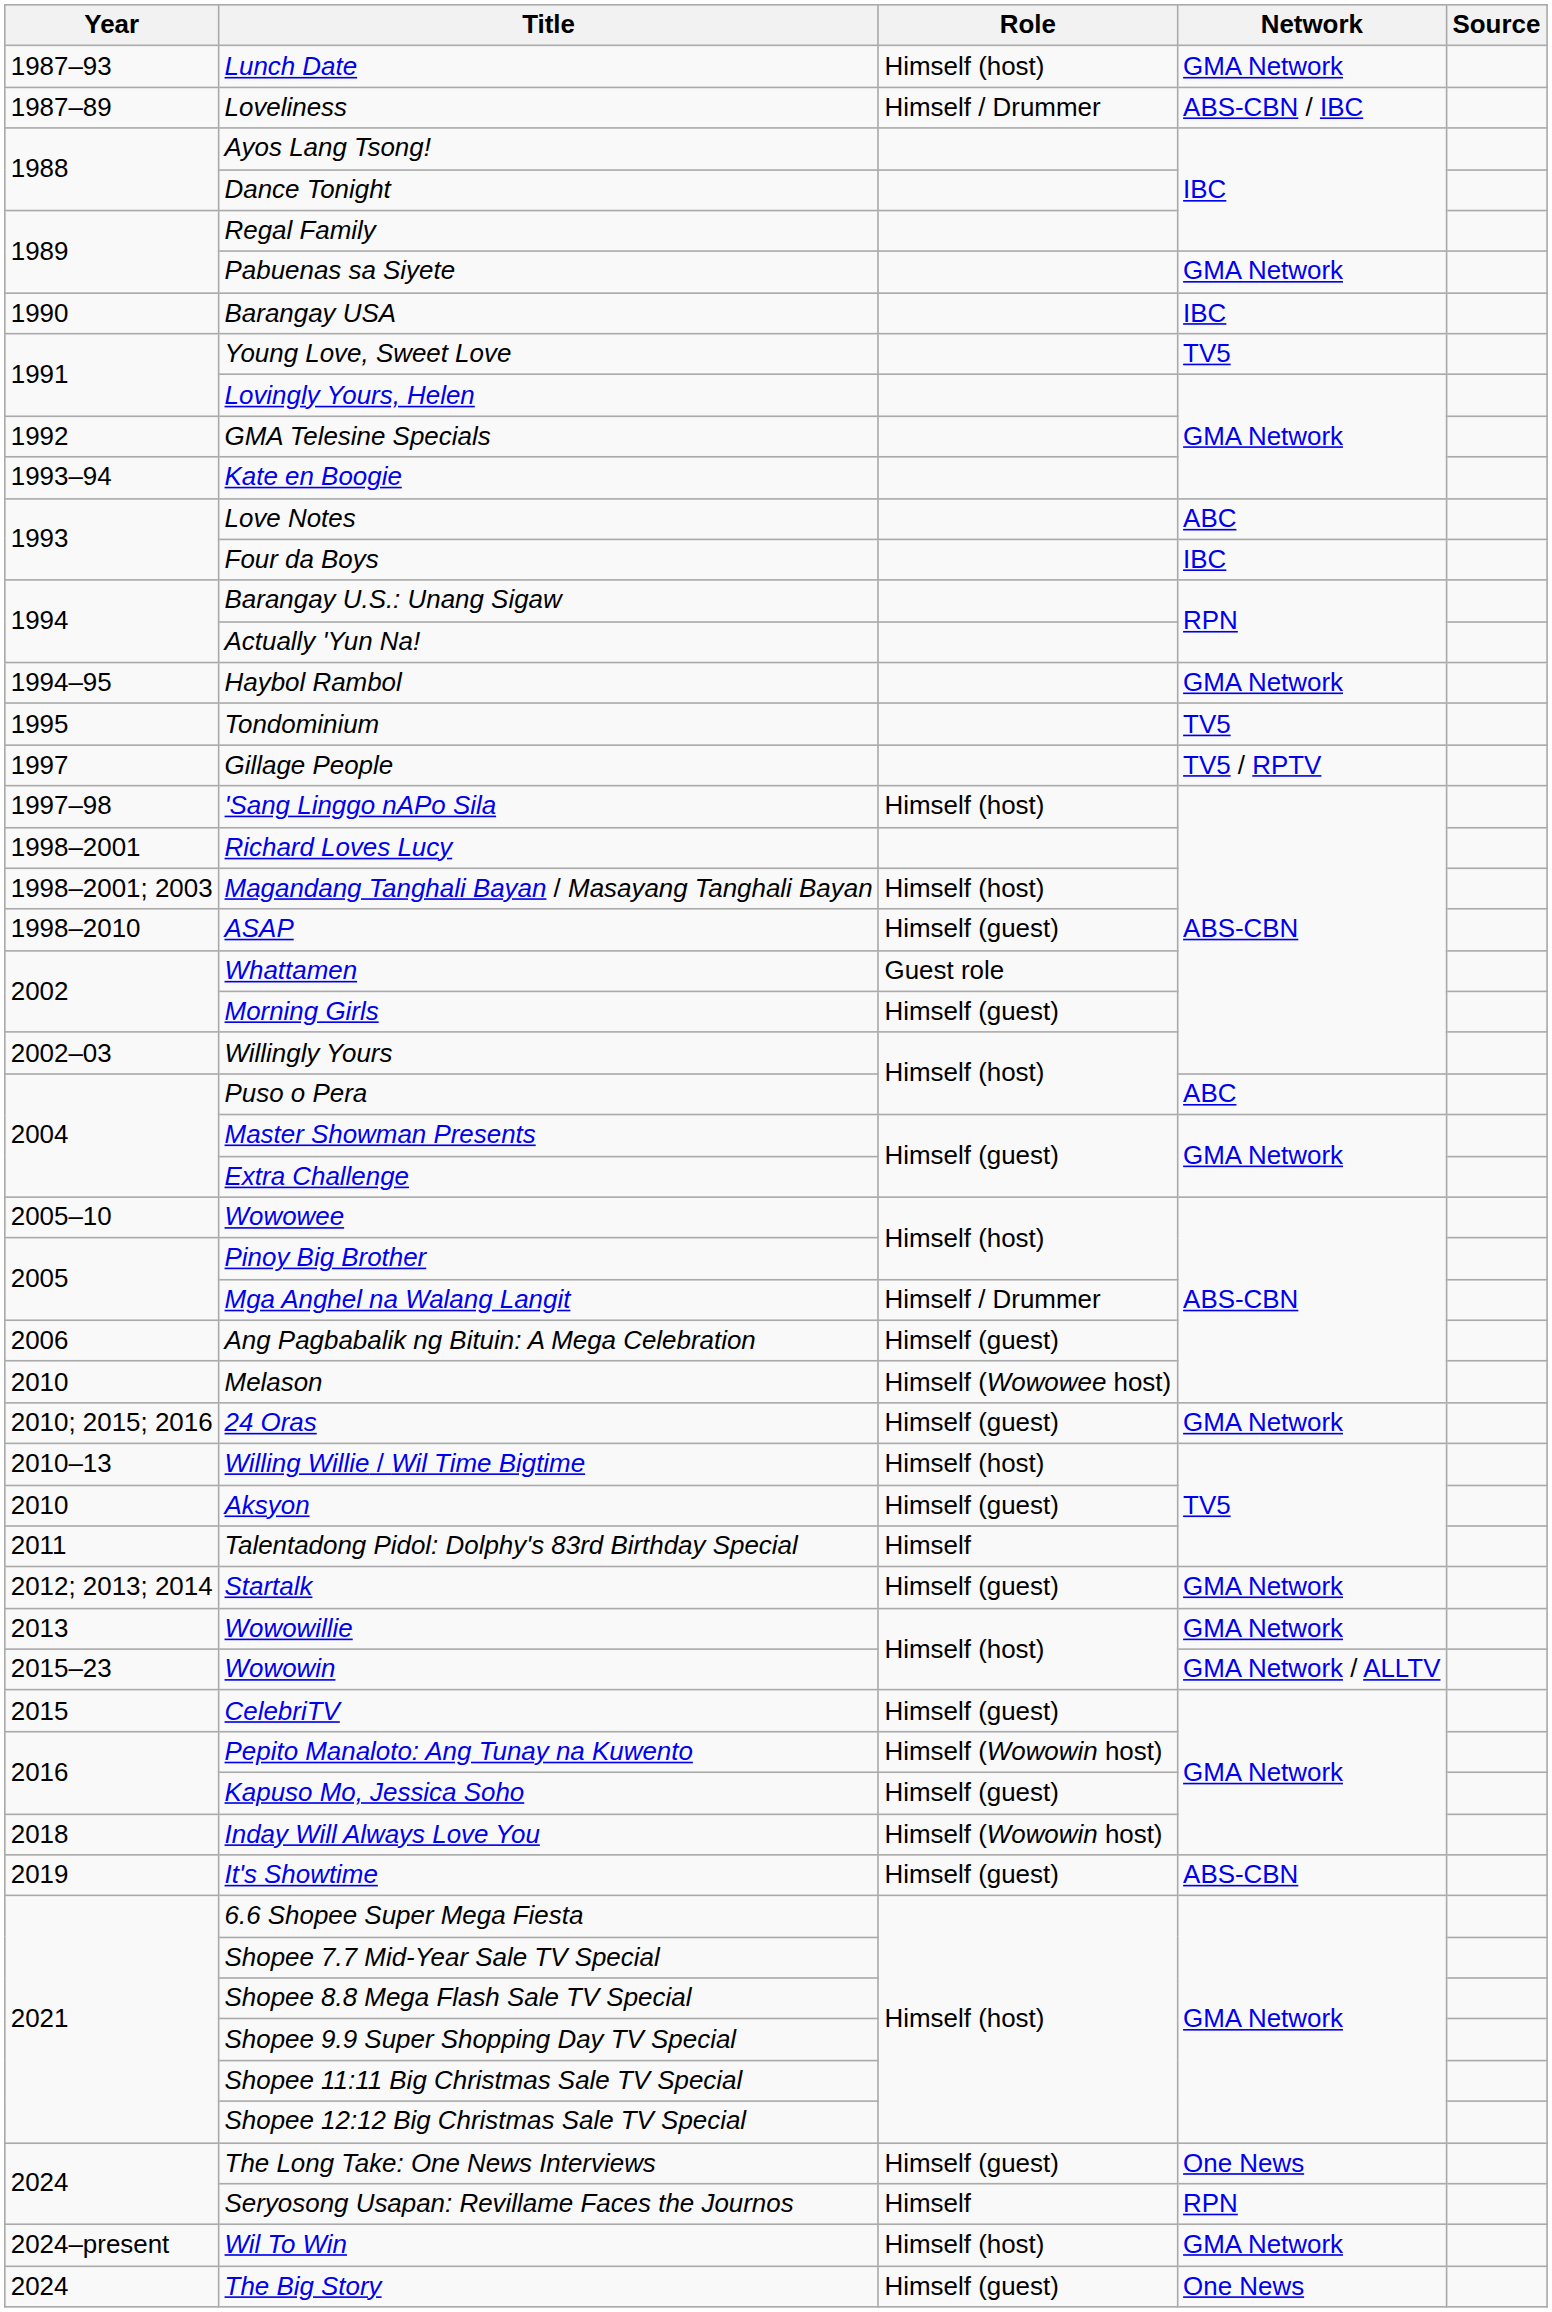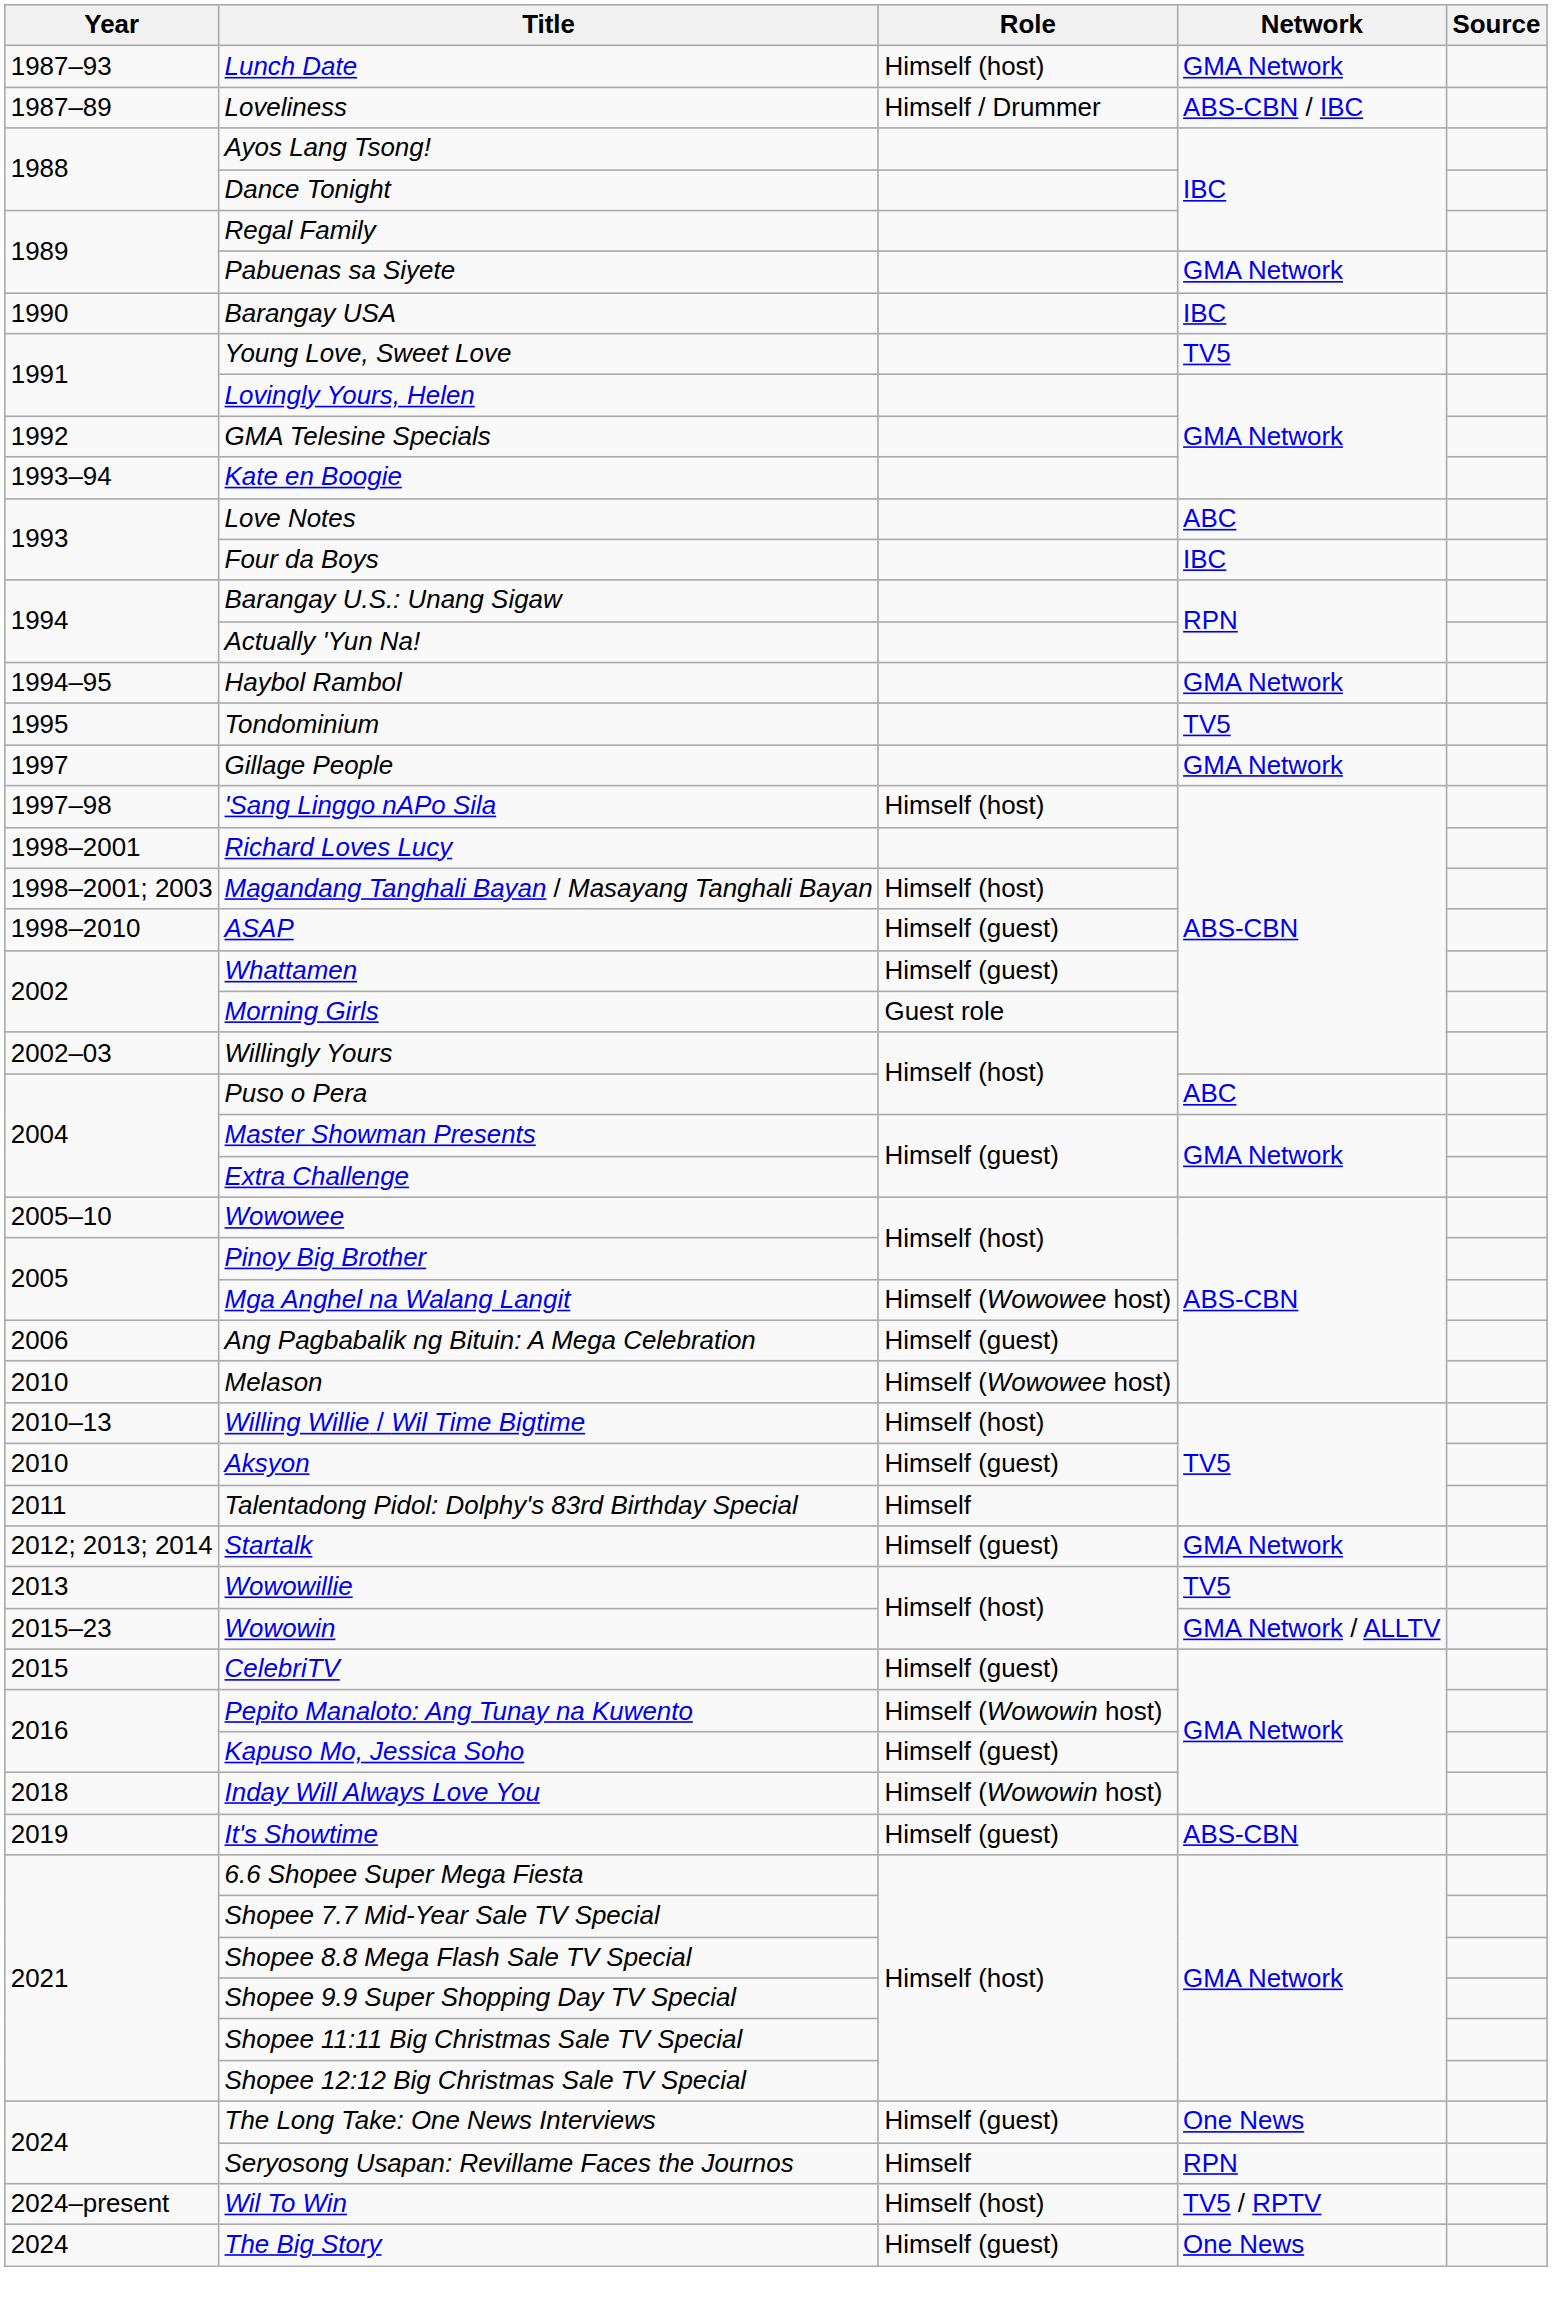(1252, 764) TV5 / RPTV -> (1263, 764) GMA Network
(944, 970) Guest role -> (972, 970) Himself (guest)
(972, 1011) Himself (guest) -> (944, 1011) Guest role
(993, 1299) Himself / Drummer -> (1028, 1299) Himself (Wowowee host)
- row: (271, 1422)
(1263, 1628) GMA Network -> (1207, 1587) TV5
(1263, 2244) GMA Network -> (1252, 2203) TV5 / RPTV
